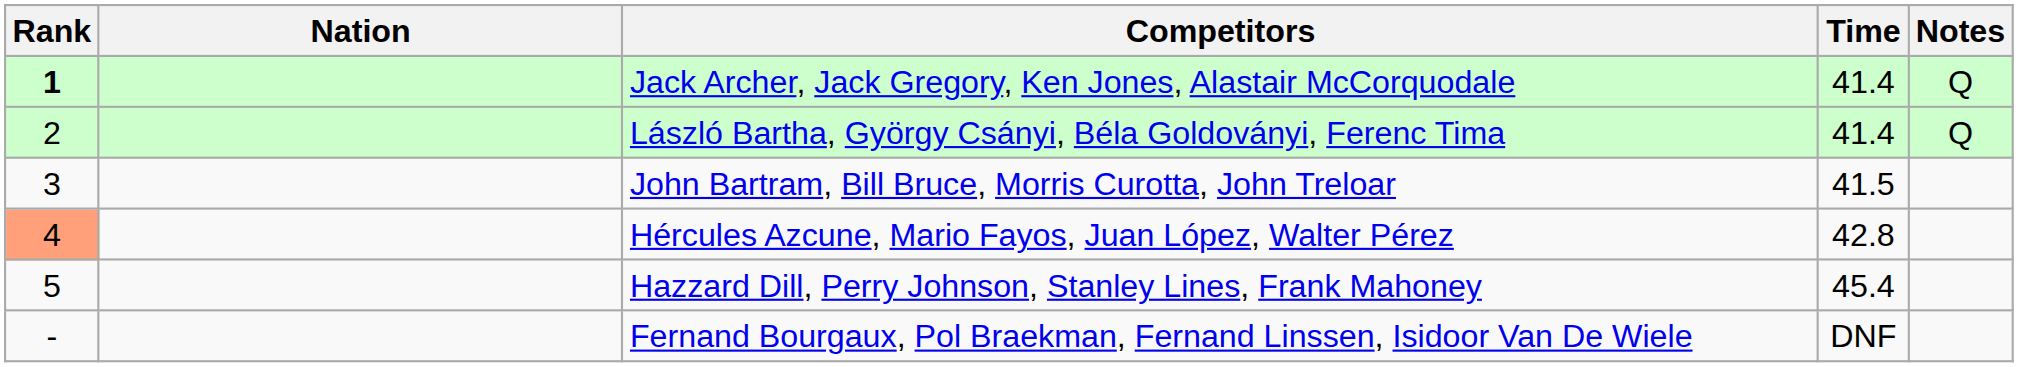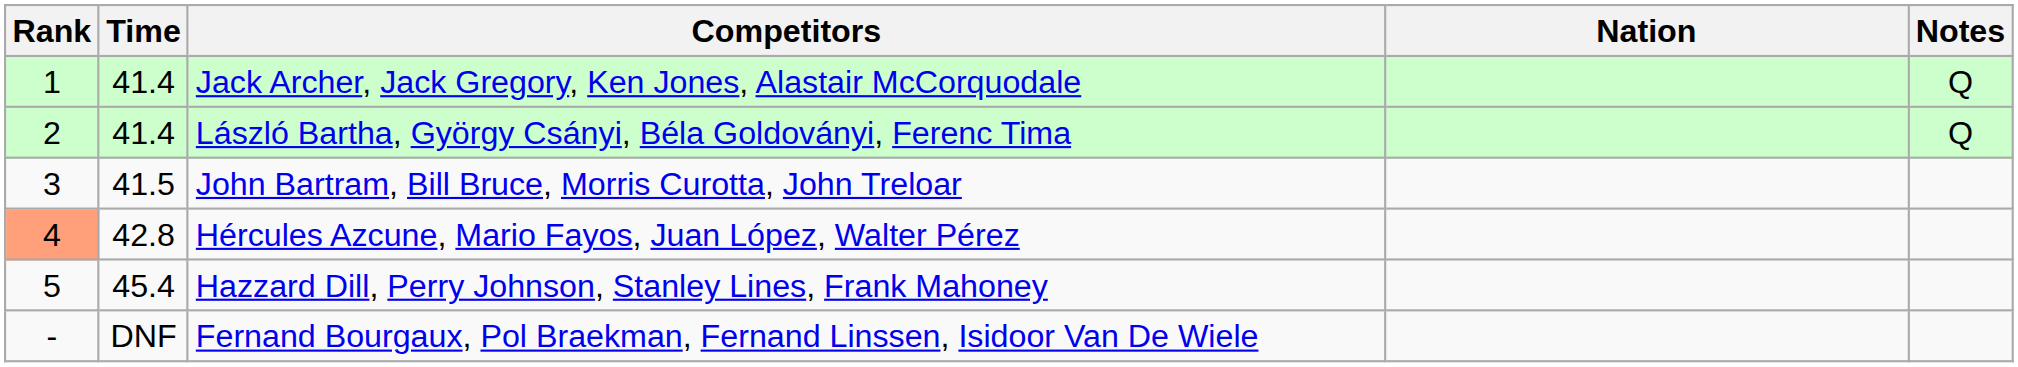columns swapped: (361, 31) <-> (1863, 31)
(52, 82) bold -> (52, 82) normal
